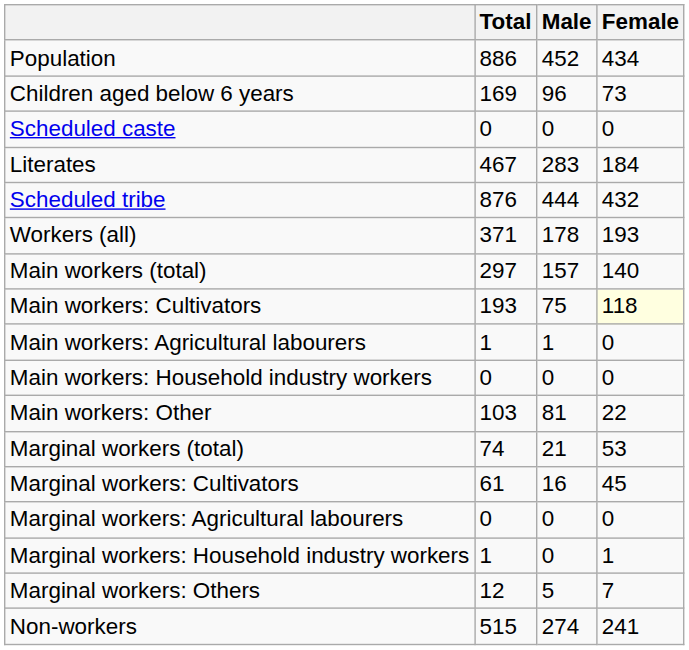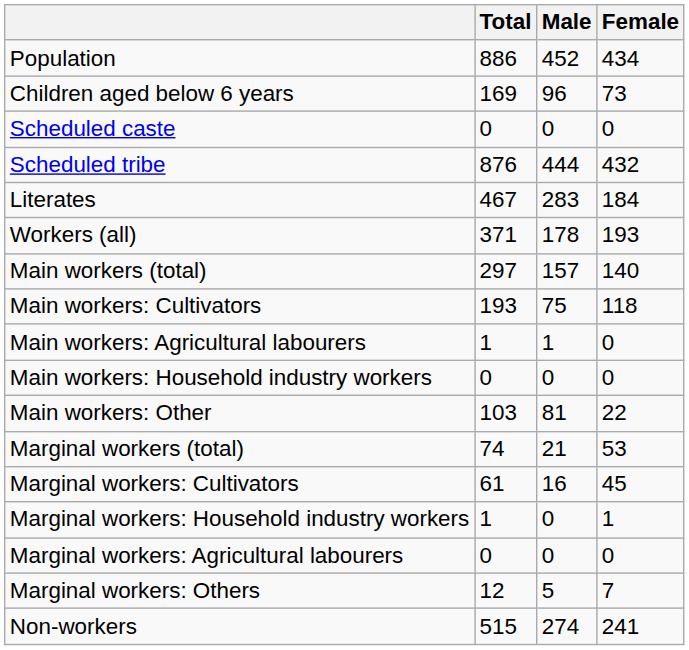rows swapped: (88, 199) <-> (53, 164)
(620, 306) lightyellow background -> (620, 306) no background
rows swapped: (207, 519) <-> (240, 555)
